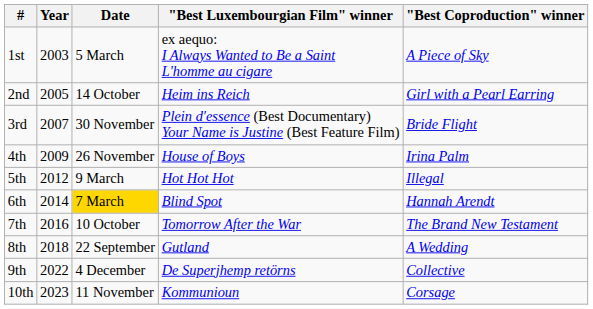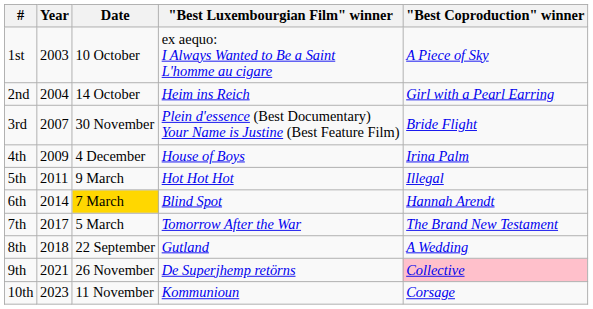(100, 54) 5 March -> (108, 54) 10 October
(54, 93) 2005 -> (54, 93) 2004
(115, 155) 26 November -> (110, 155) 4 December
(54, 178) 2012 -> (54, 178) 2011
(54, 224) 2016 -> (54, 224) 2017
(108, 224) 10 October -> (100, 224) 5 March
(54, 270) 2022 -> (54, 270) 2021
(110, 270) 4 December -> (115, 270) 26 November
(435, 270) no background -> (435, 270) pink background
